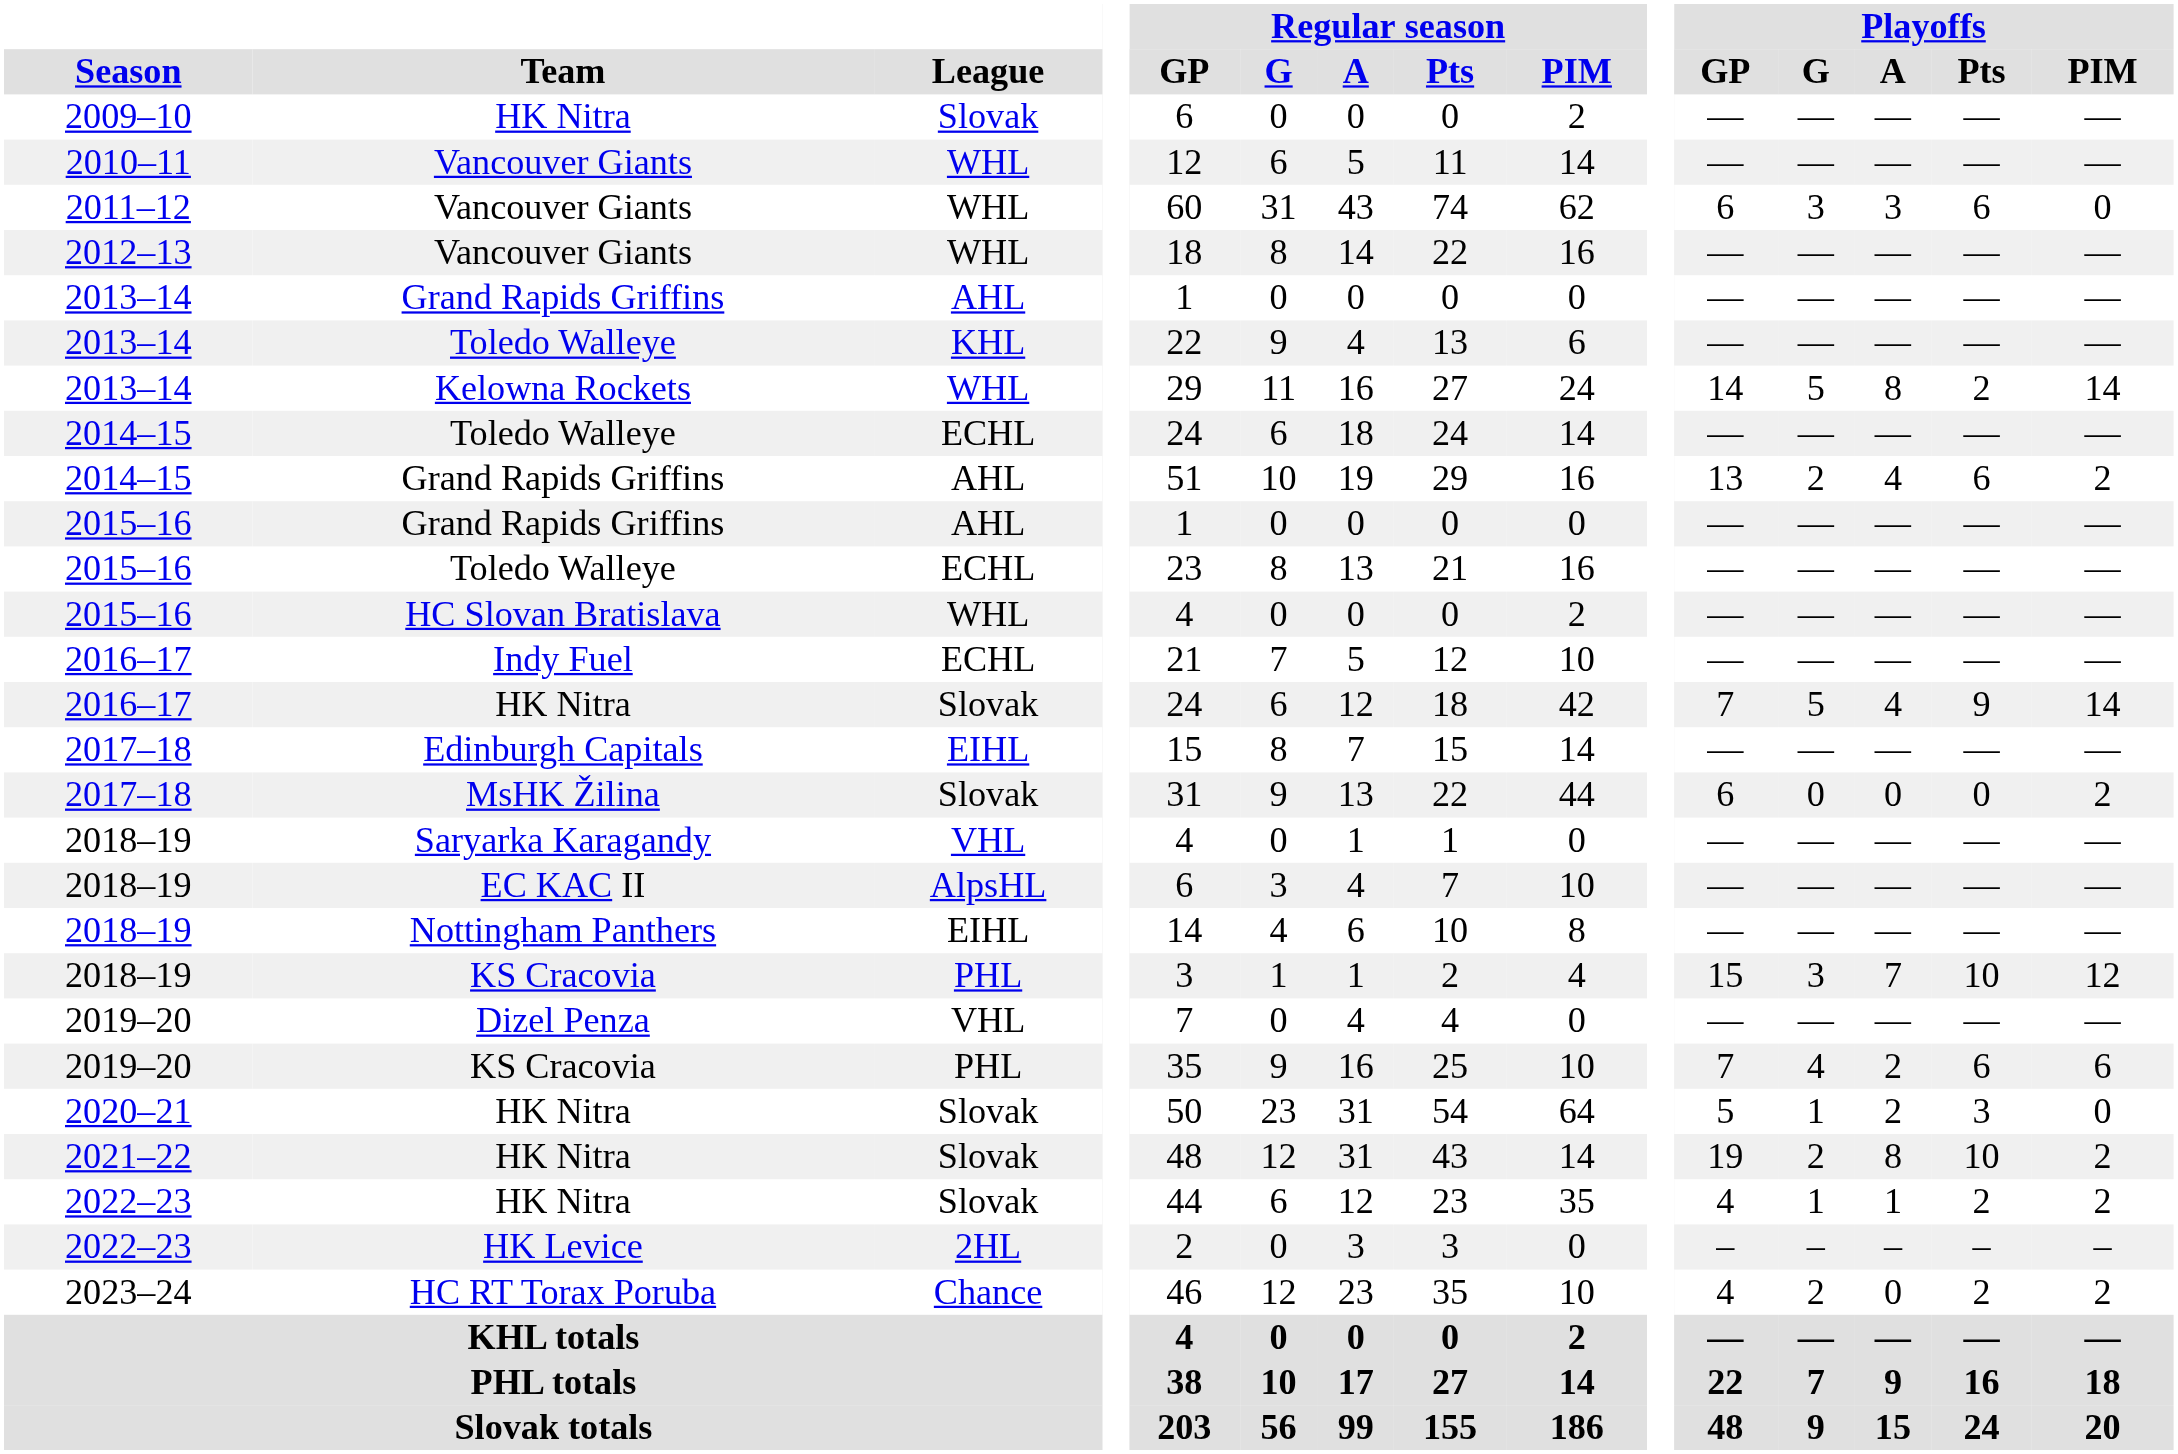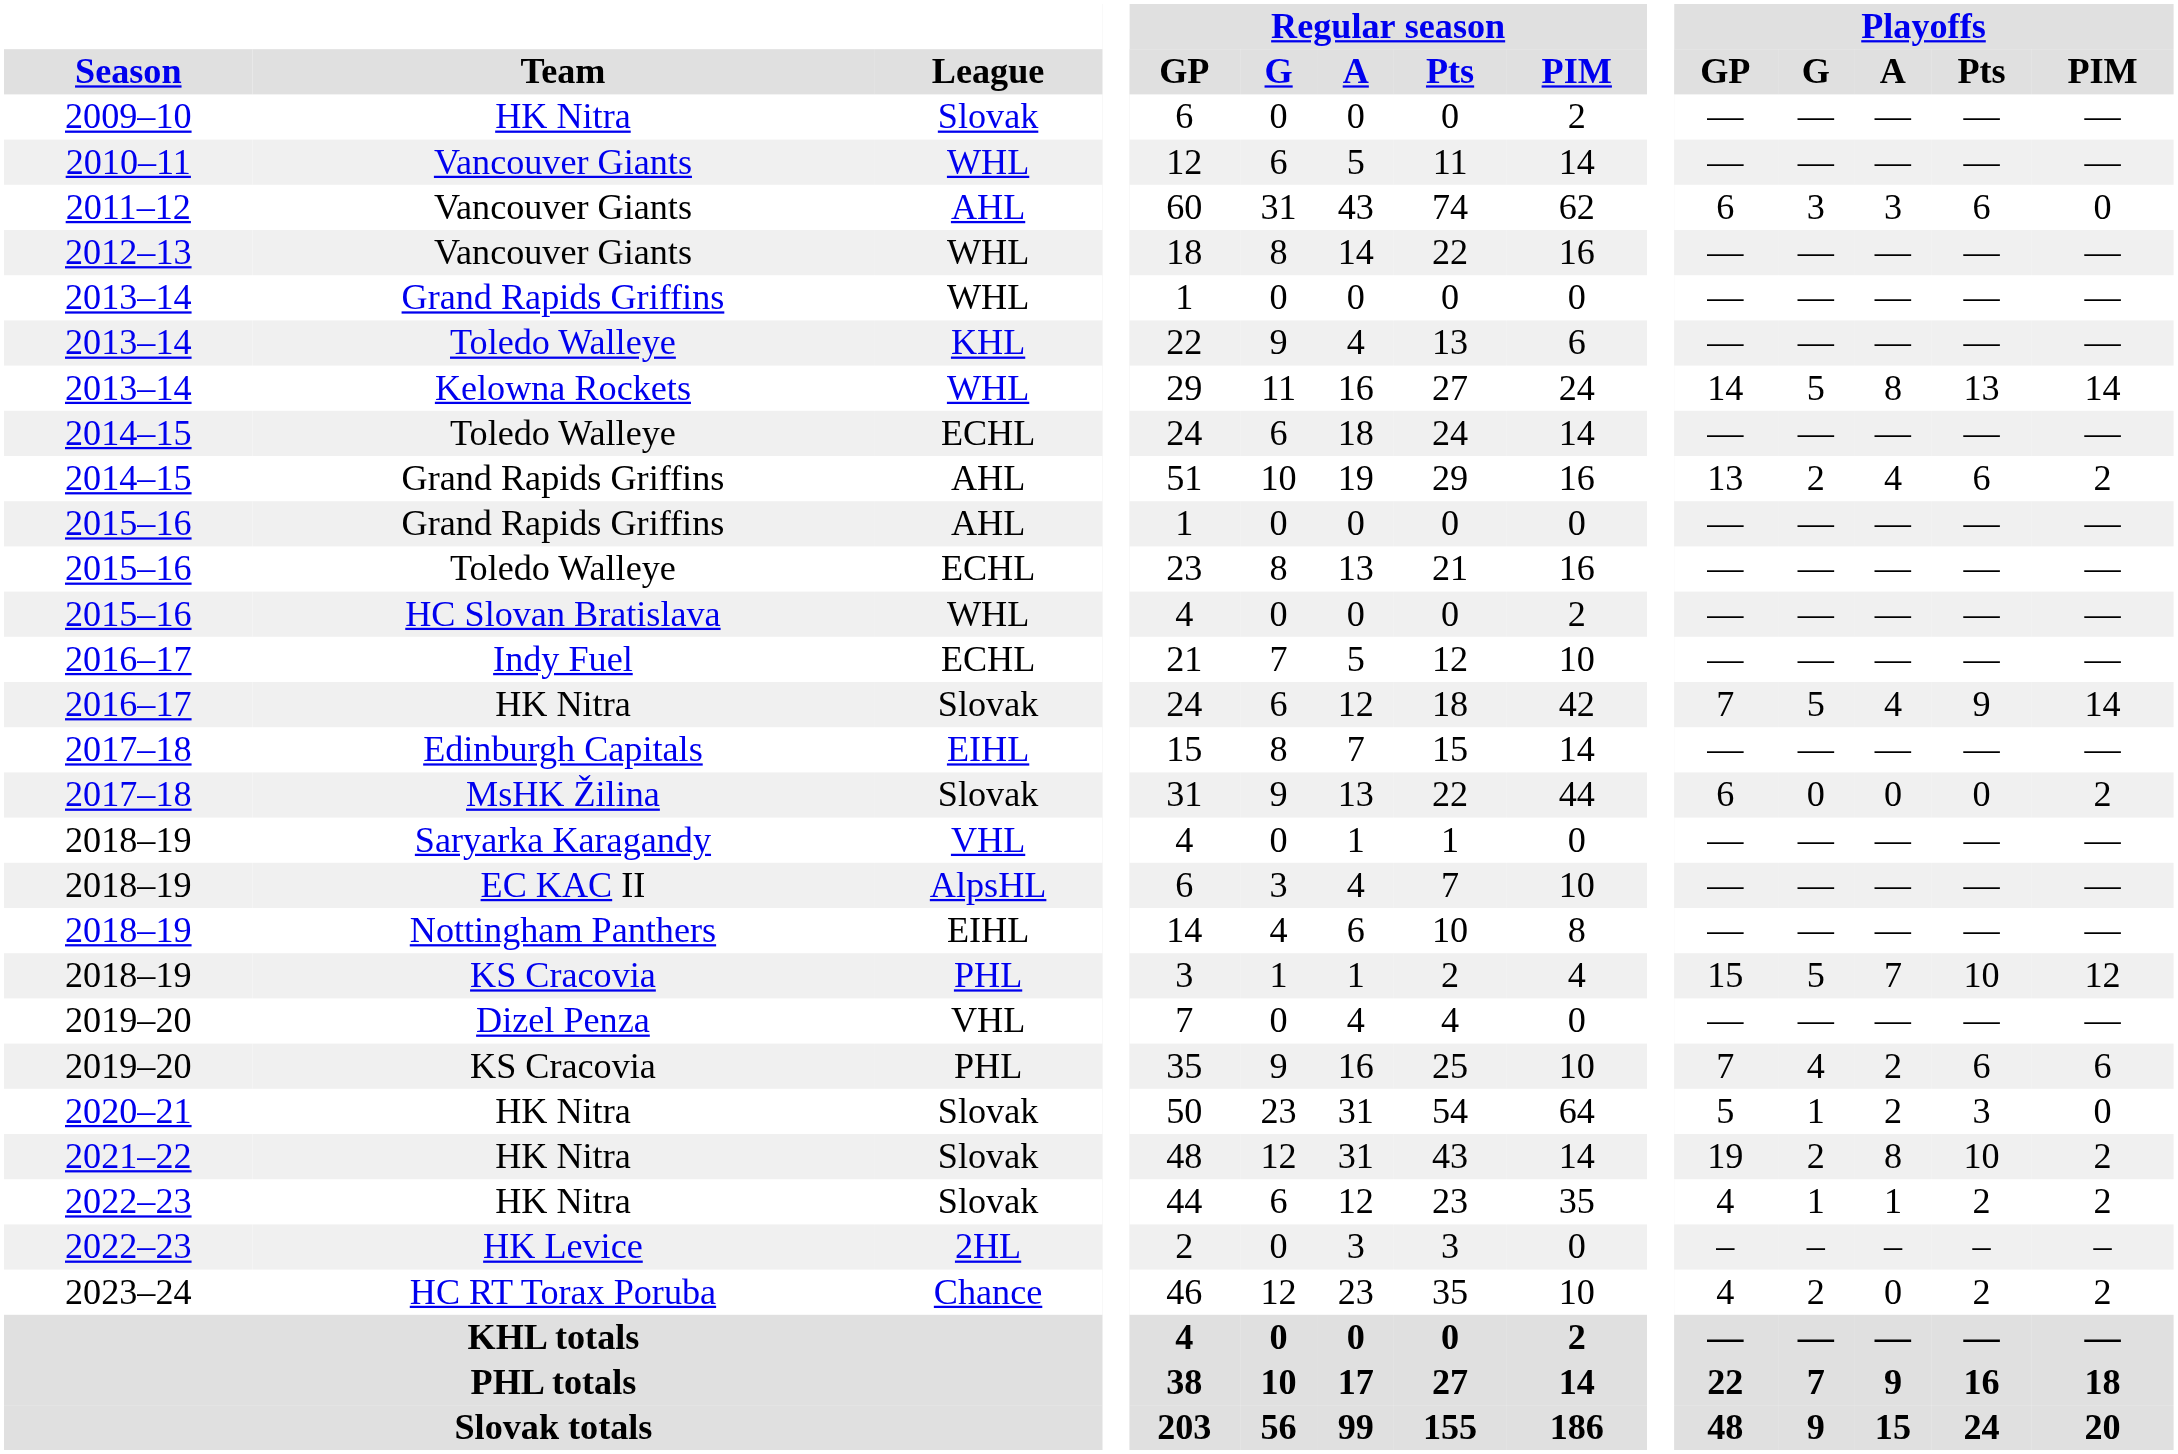(988, 206) WHL -> (988, 206) AHL
(988, 297) AHL -> (988, 297) WHL
(1982, 387) 2 -> (1982, 387) 13
(1816, 975) 3 -> (1816, 975) 5
